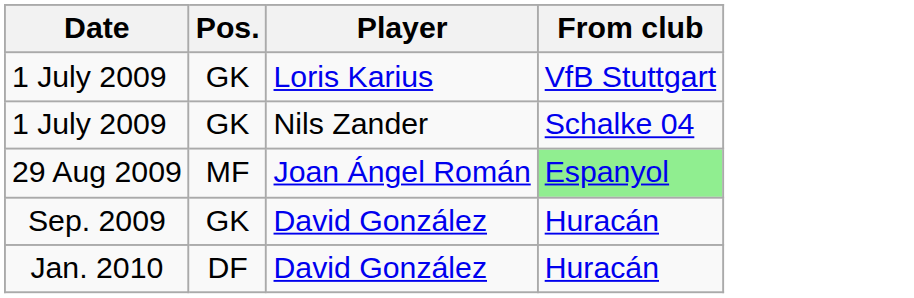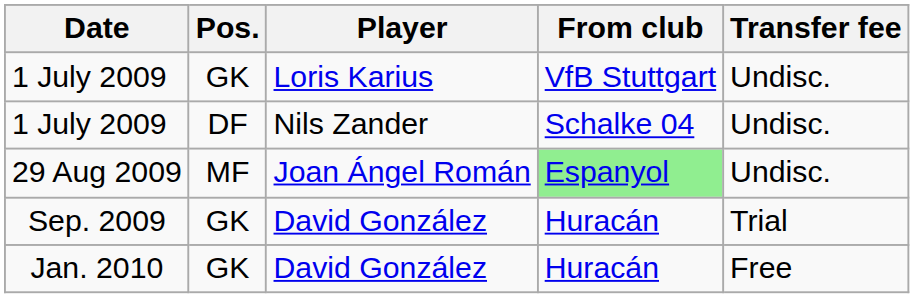+ column: (816, 28)
(228, 124) GK -> (228, 124) DF
(228, 268) DF -> (228, 268) GK
